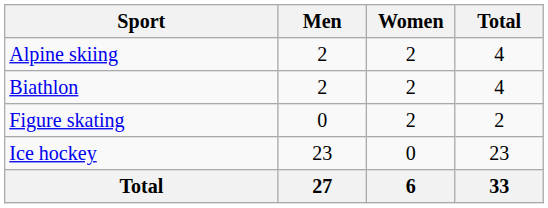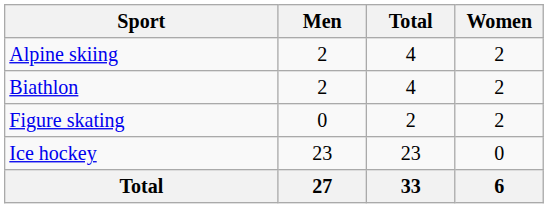columns swapped: (411, 21) <-> (499, 21)
